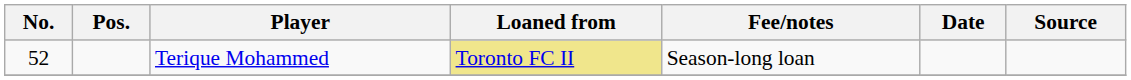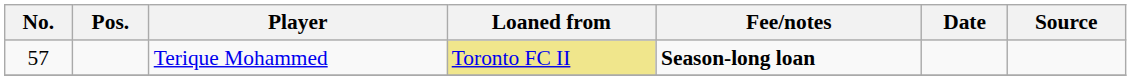(39, 57) 52 -> (38, 57) 57
(741, 57) normal -> (738, 57) bold
